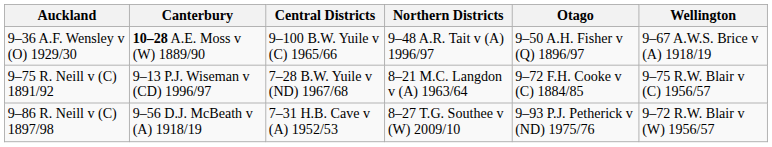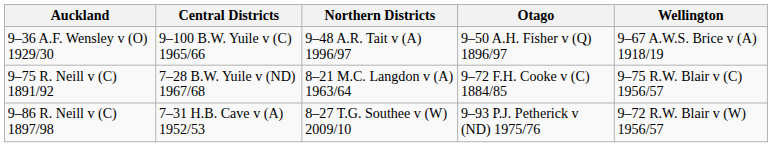- column: (197, 15)
